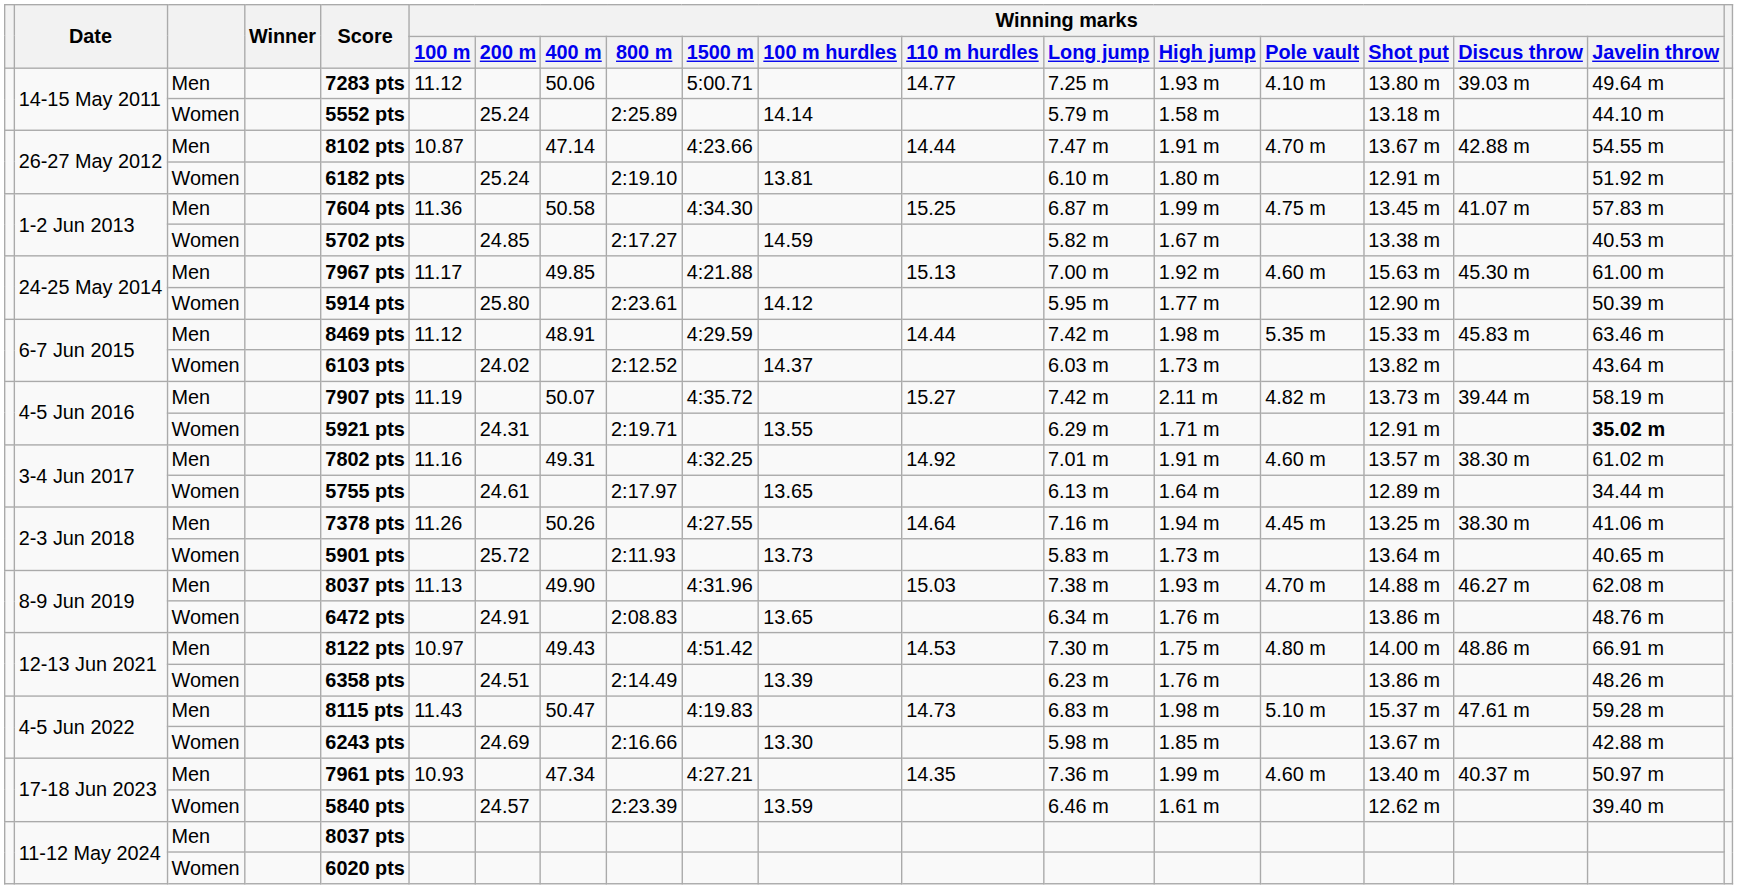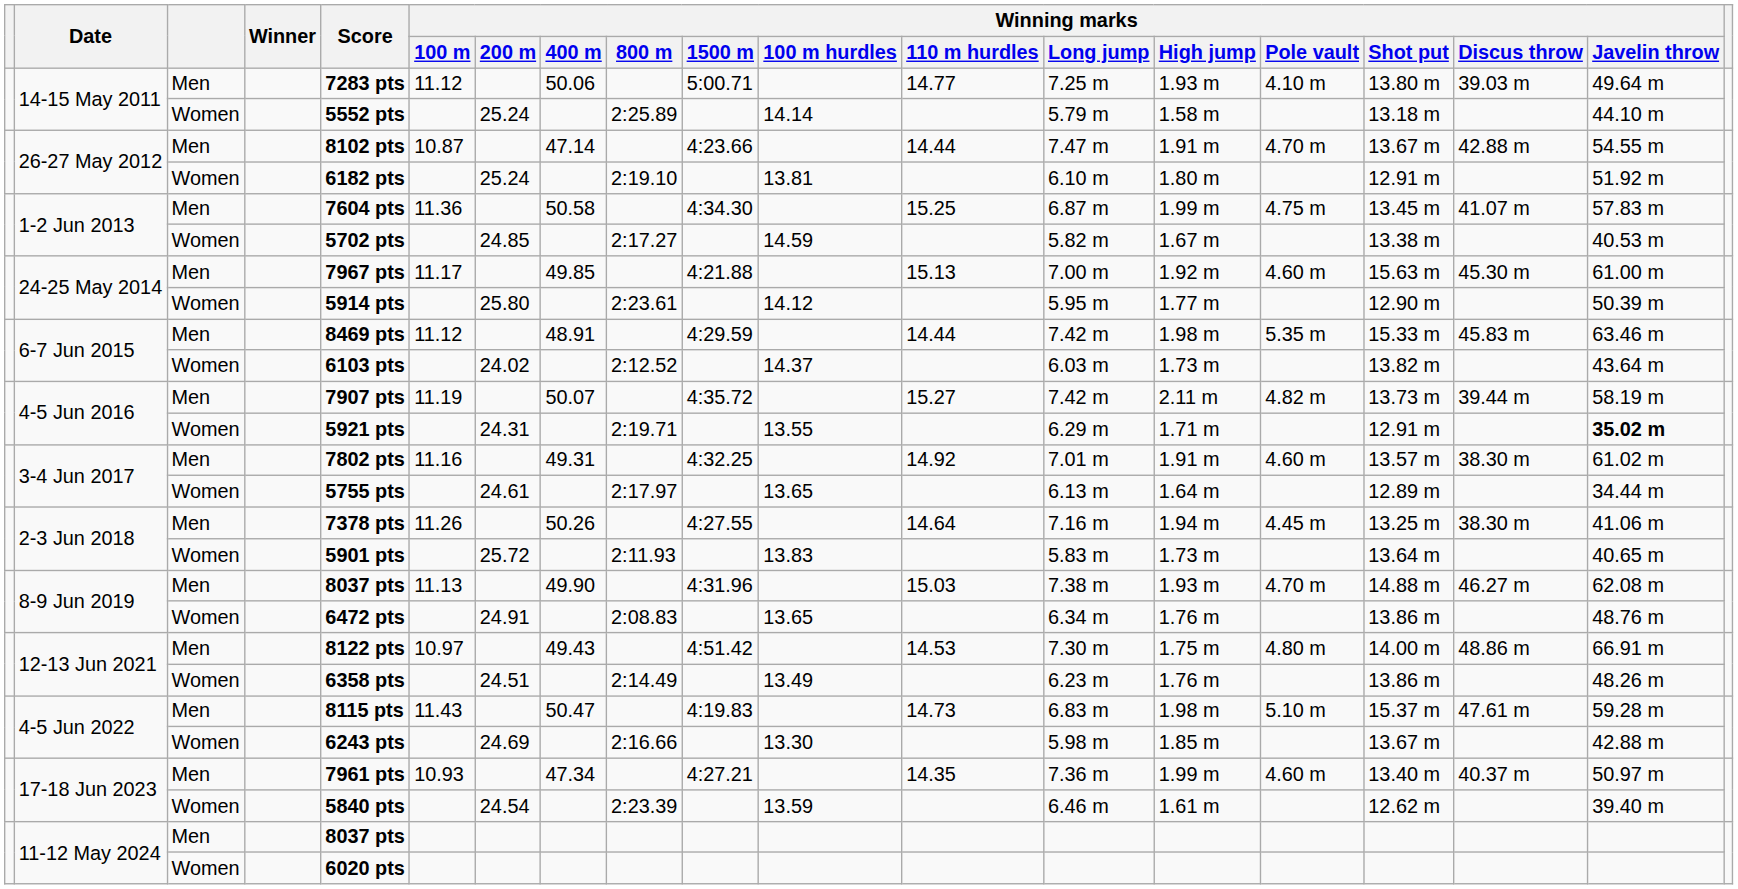(788, 554) 13.73 -> (788, 554) 13.83
(788, 680) 13.39 -> (788, 680) 13.49
(505, 806) 24.57 -> (505, 806) 24.54
